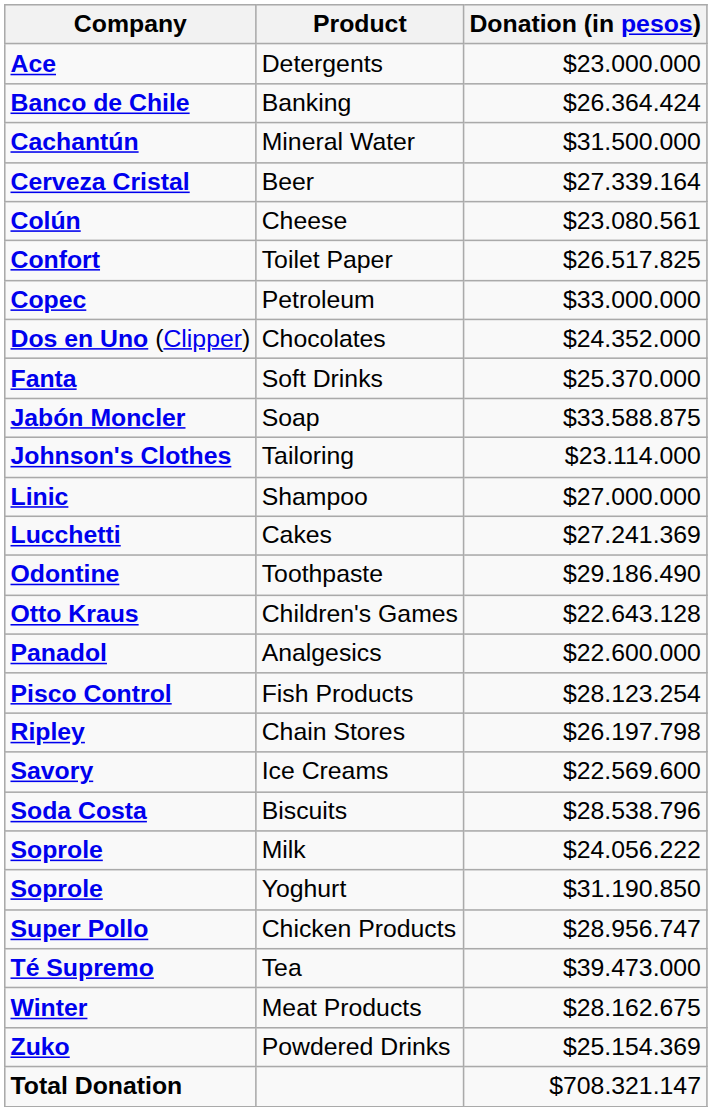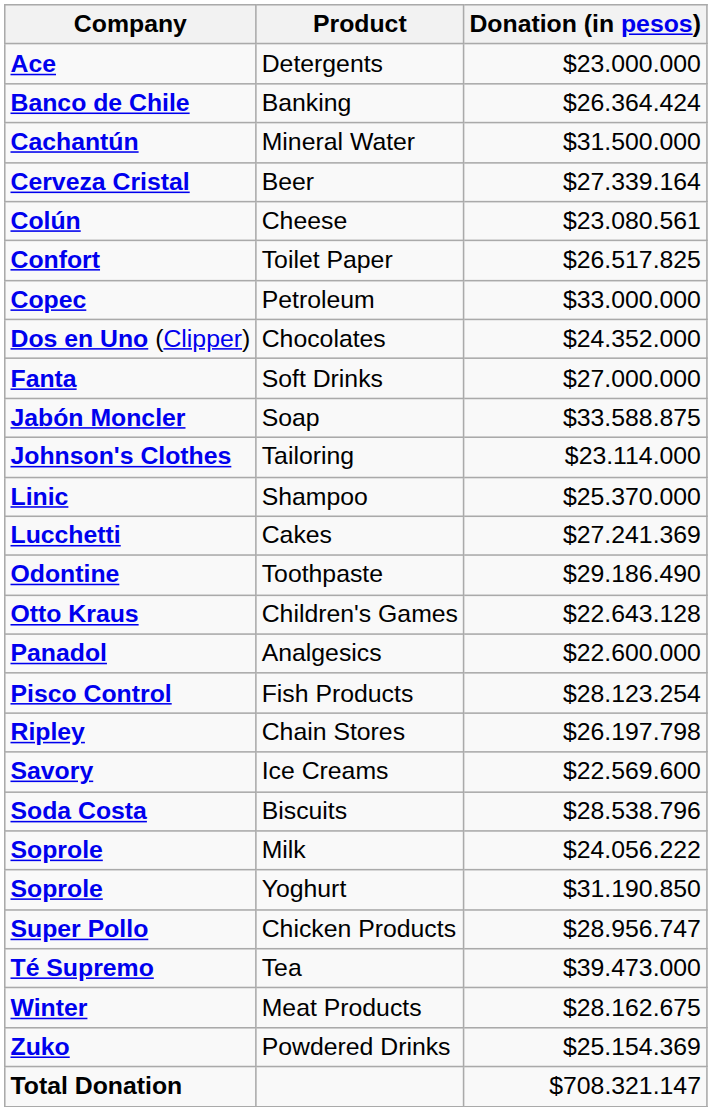(632, 378) $25.370.000 -> (632, 378) $27.000.000
(632, 496) $27.000.000 -> (632, 496) $25.370.000
